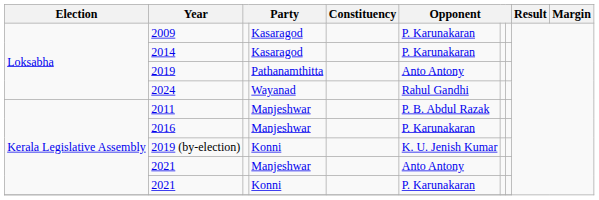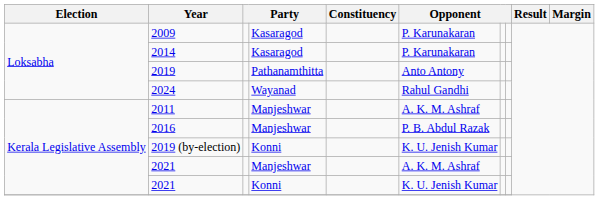(446, 109) P. B. Abdul Razak -> (441, 109) A. K. M. Ashraf
(438, 128) P. Karunakaran -> (446, 128) P. B. Abdul Razak
(433, 166) Anto Antony -> (441, 166) A. K. M. Ashraf
(438, 185) P. Karunakaran -> (450, 185) K. U. Jenish Kumar
